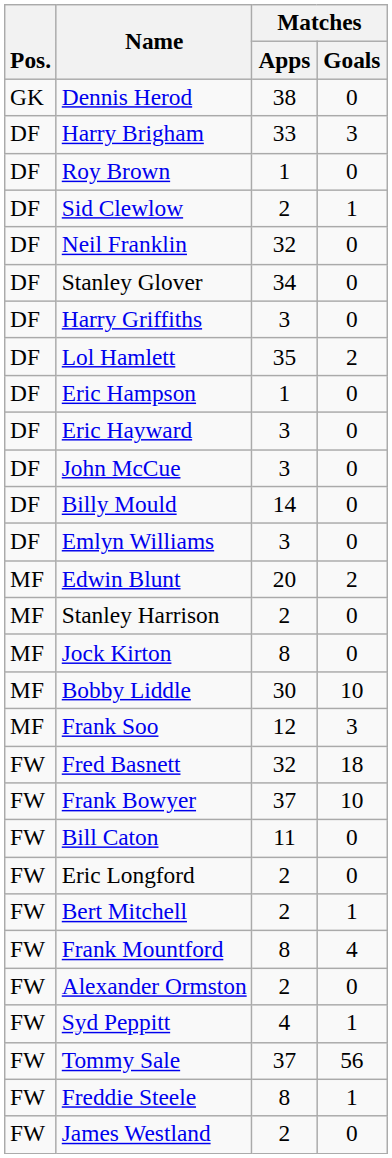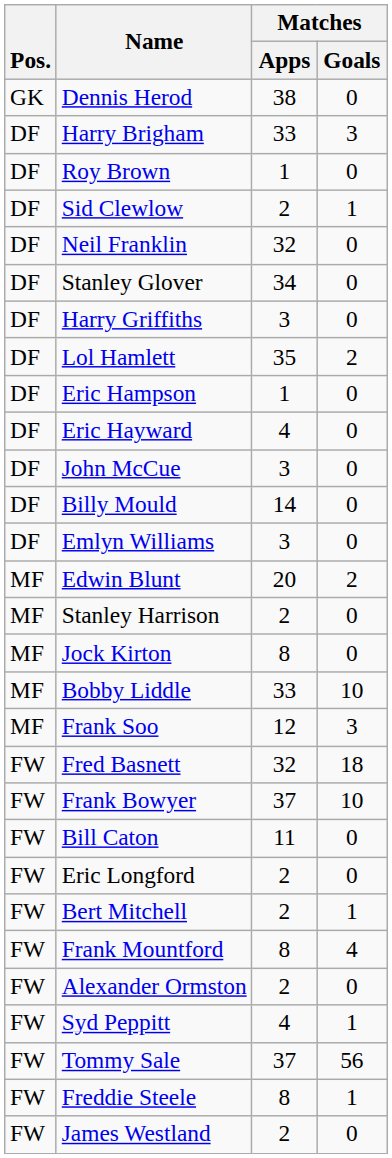(284, 430) 3 -> (284, 430) 4
(284, 689) 30 -> (284, 689) 33
